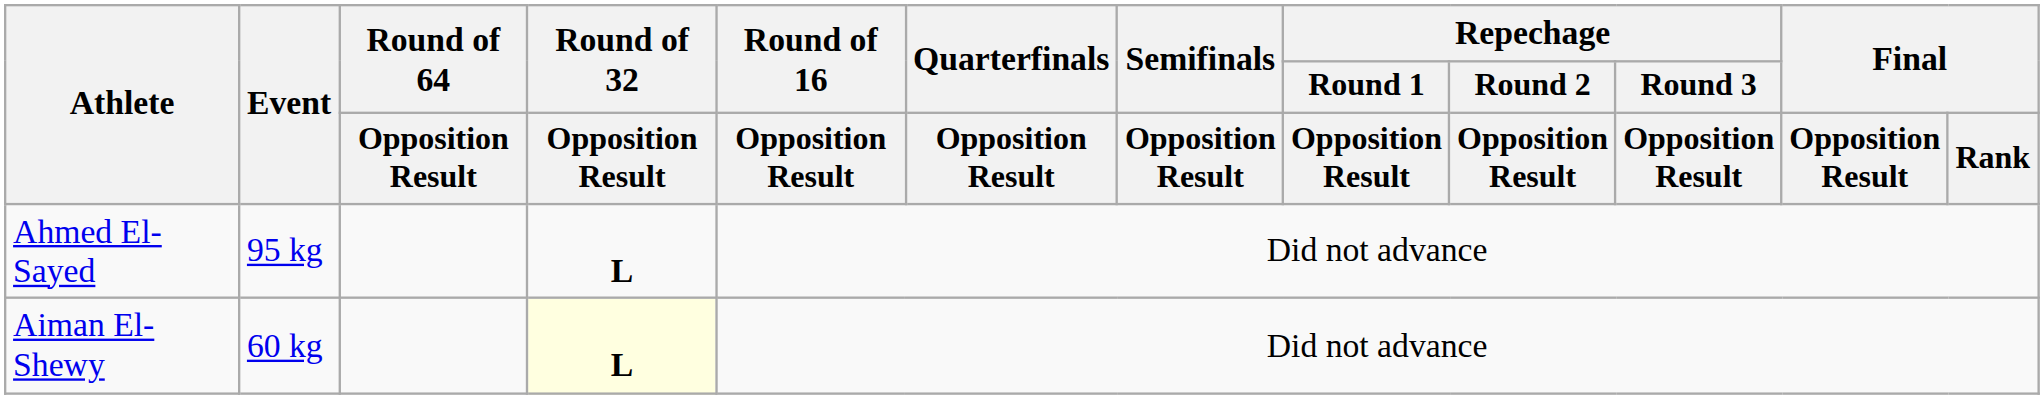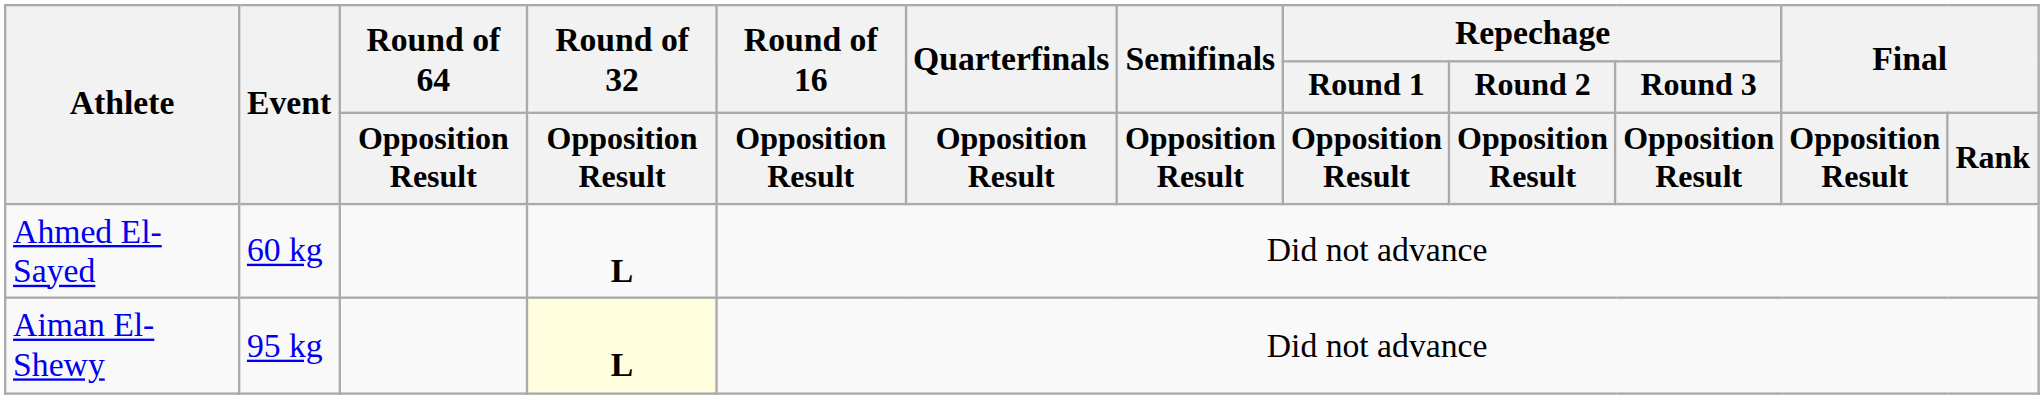(285, 250) 95 kg -> (285, 250) 60 kg
(285, 346) 60 kg -> (285, 346) 95 kg
